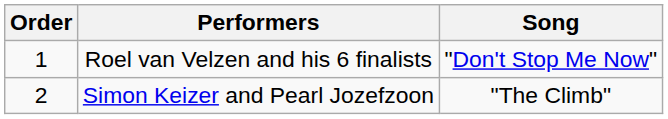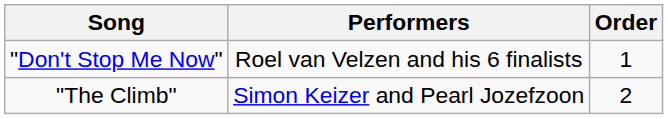columns swapped: (41, 22) <-> (551, 22)
